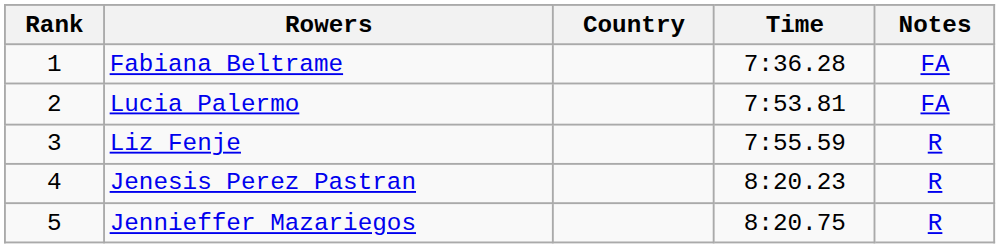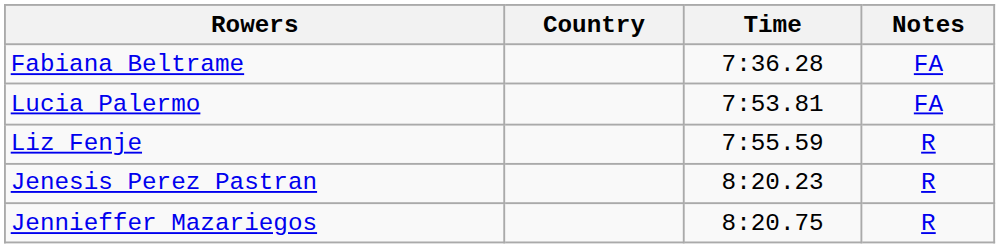- column: (54, 25)
